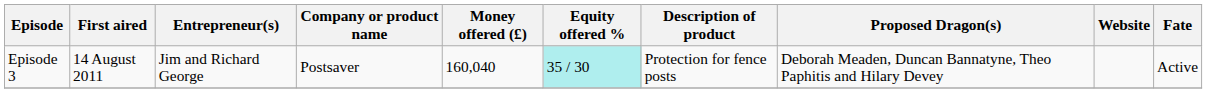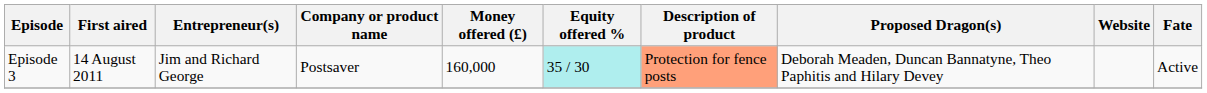(471, 66) 160,040 -> (471, 66) 160,000
(706, 66) no background -> (706, 66) lightsalmon background
